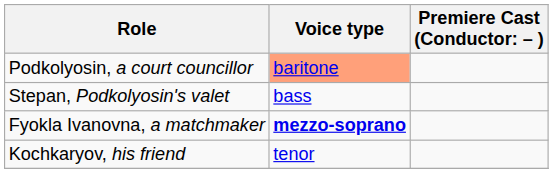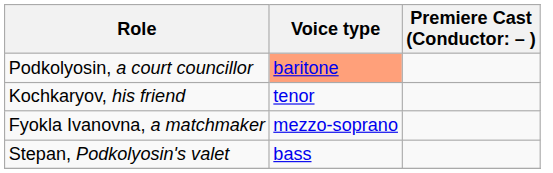rows swapped: (97, 153) <-> (119, 96)
(340, 125) bold -> (336, 125) normal
